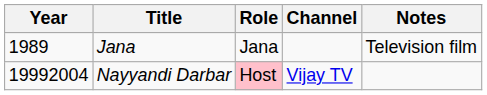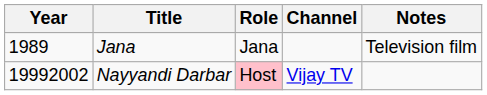(49, 75) 19992004 -> (49, 75) 19992002
